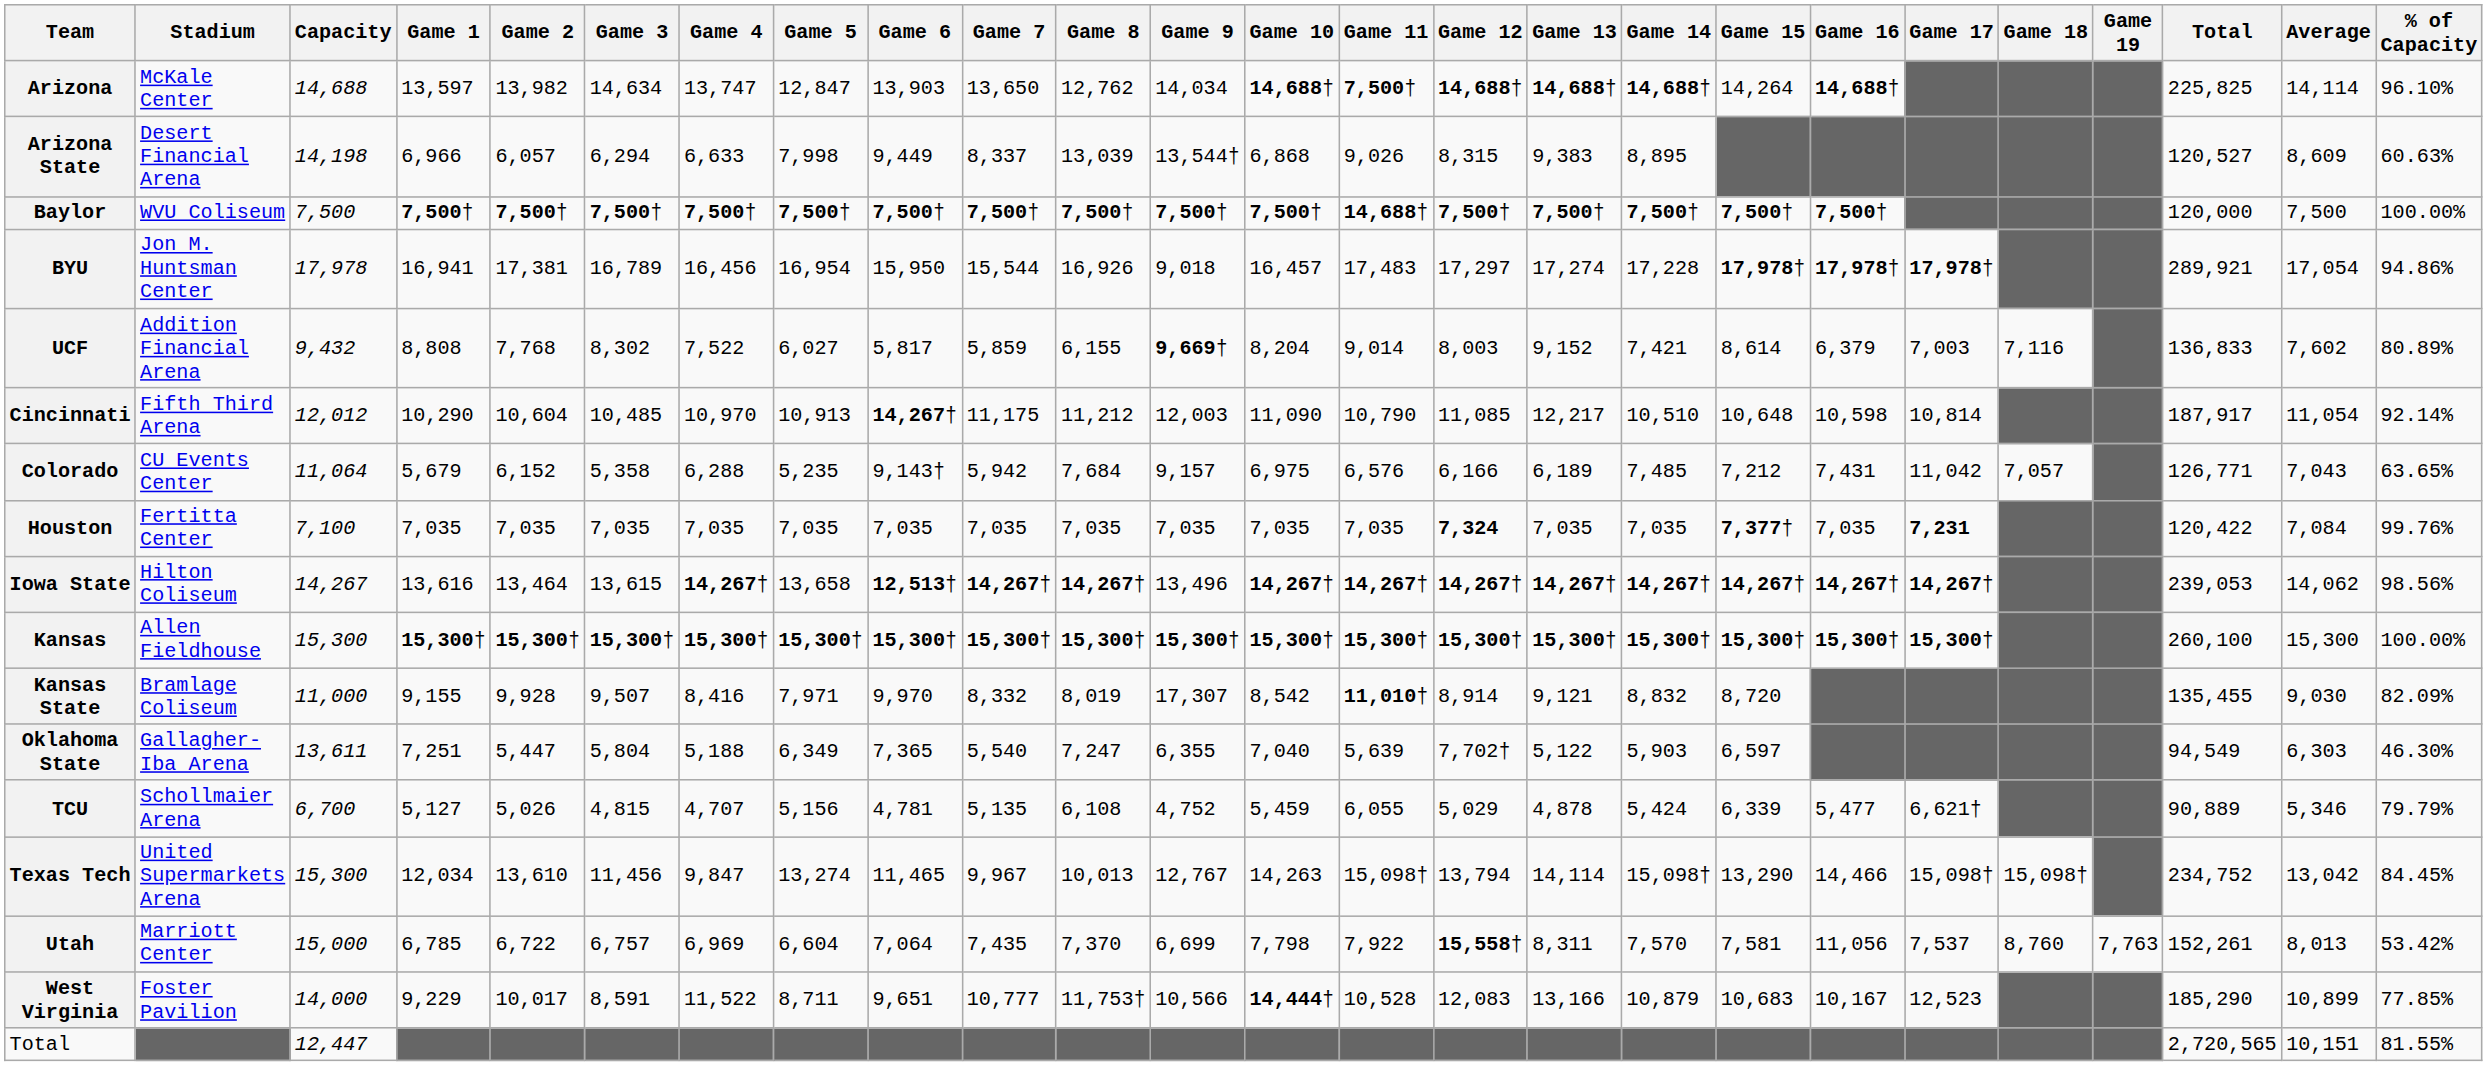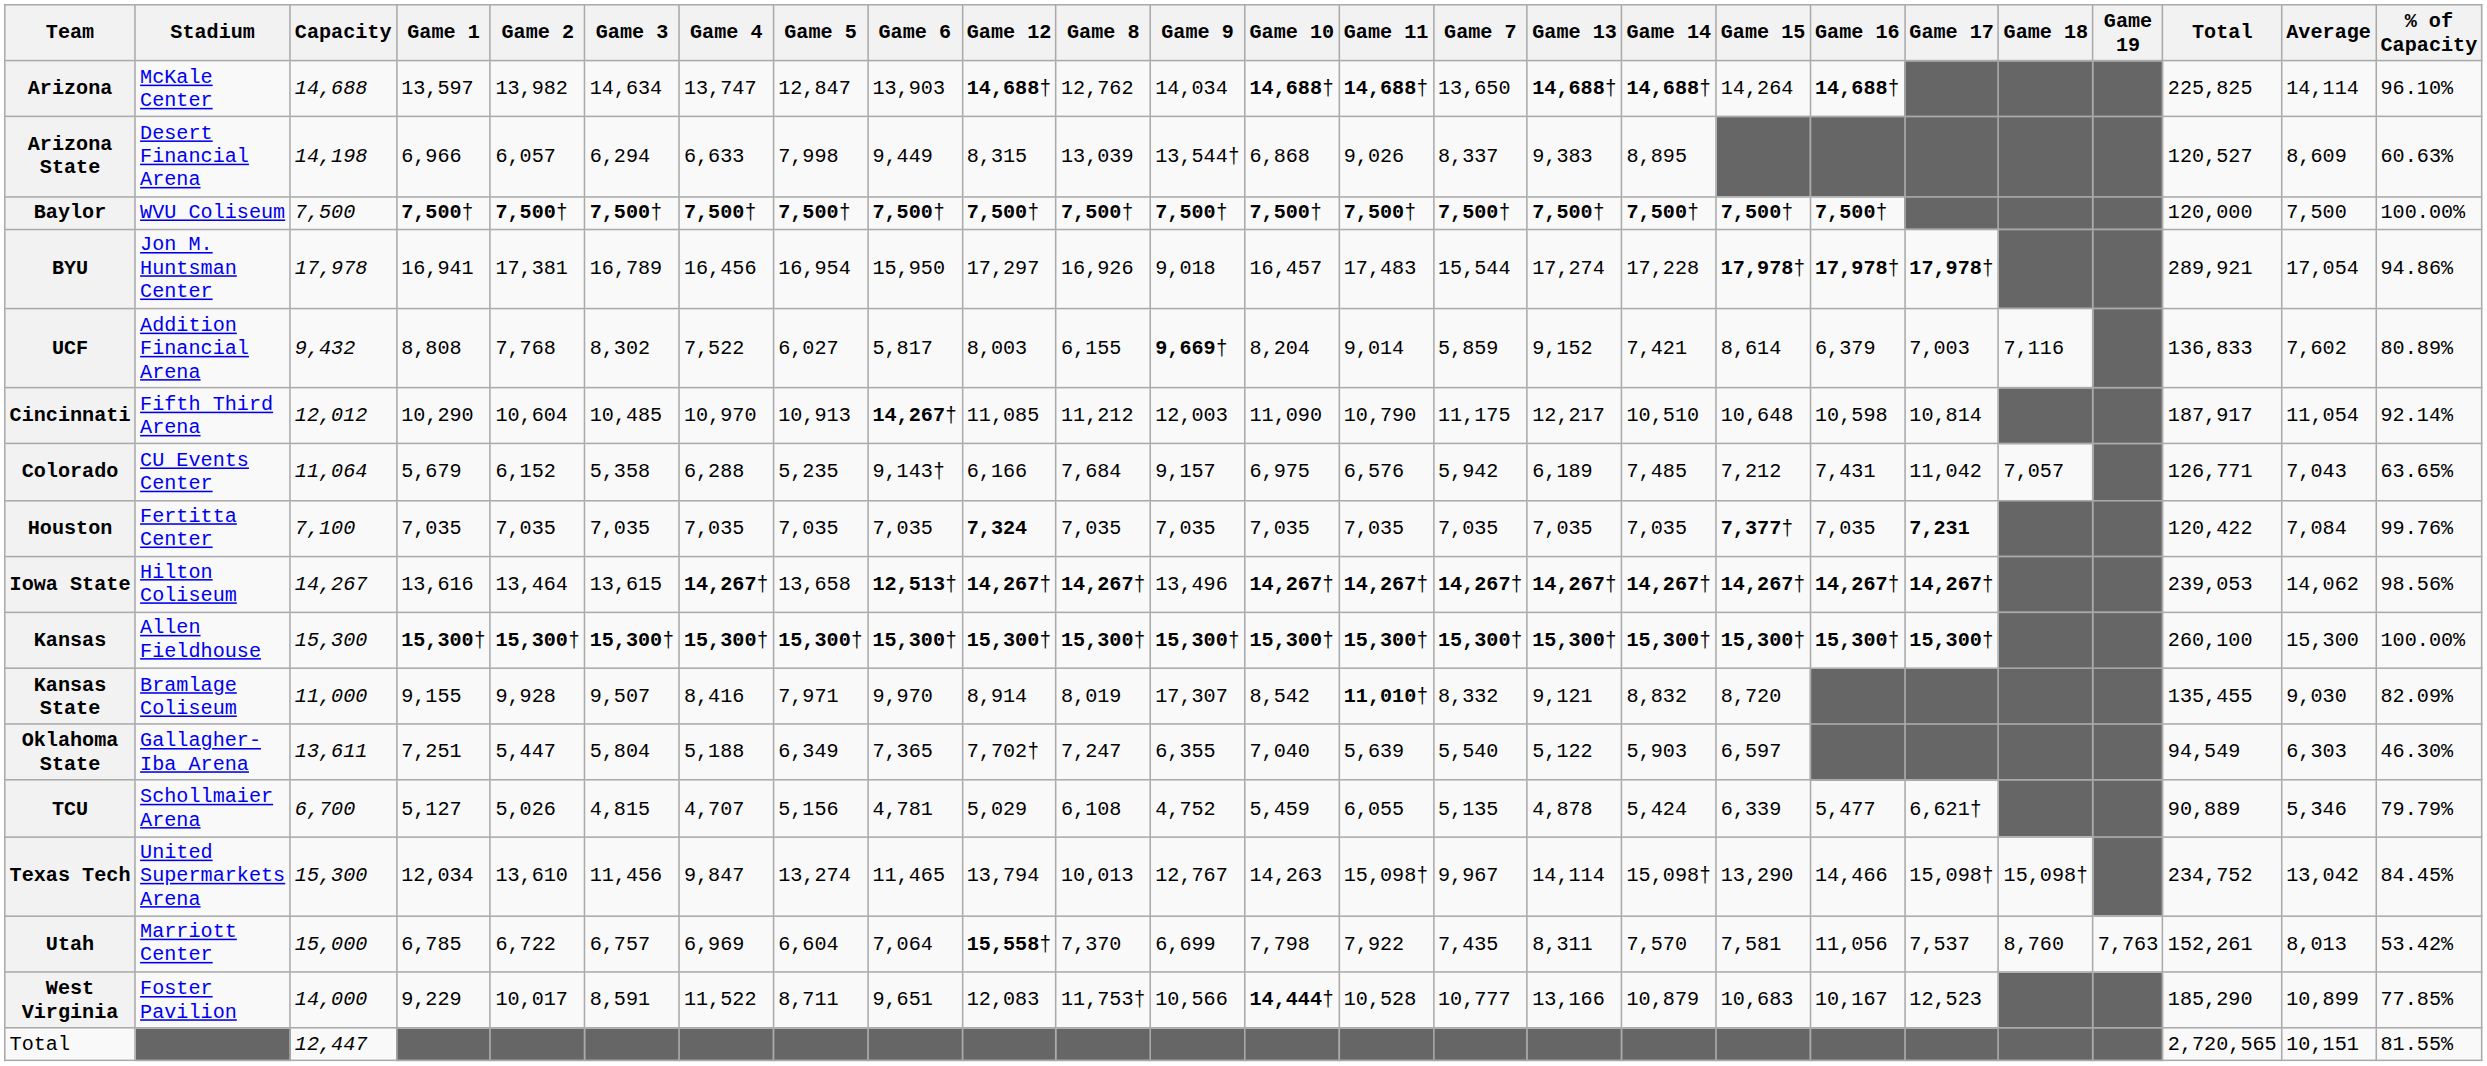columns swapped: (1009, 33) <-> (1480, 33)
(1380, 89) 7,500† -> (1386, 89) 14,688†
(1386, 213) 14,688† -> (1380, 213) 7,500†
